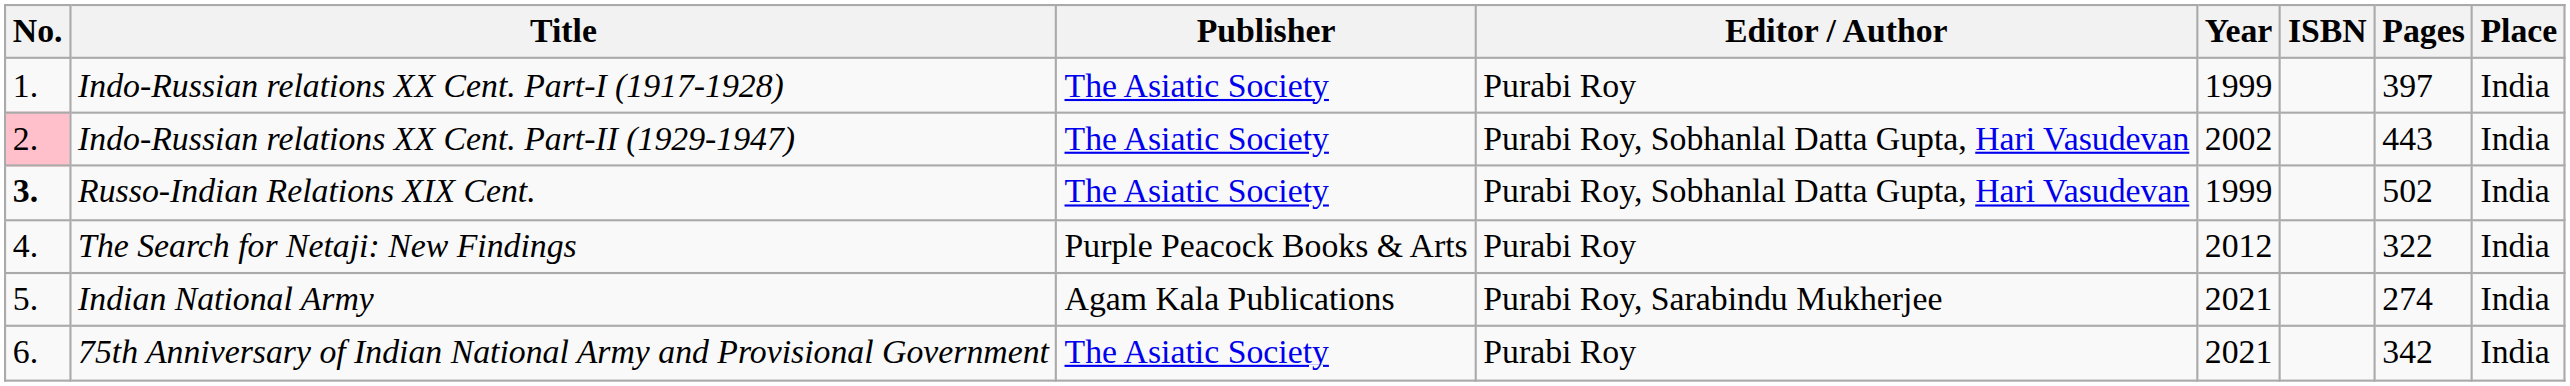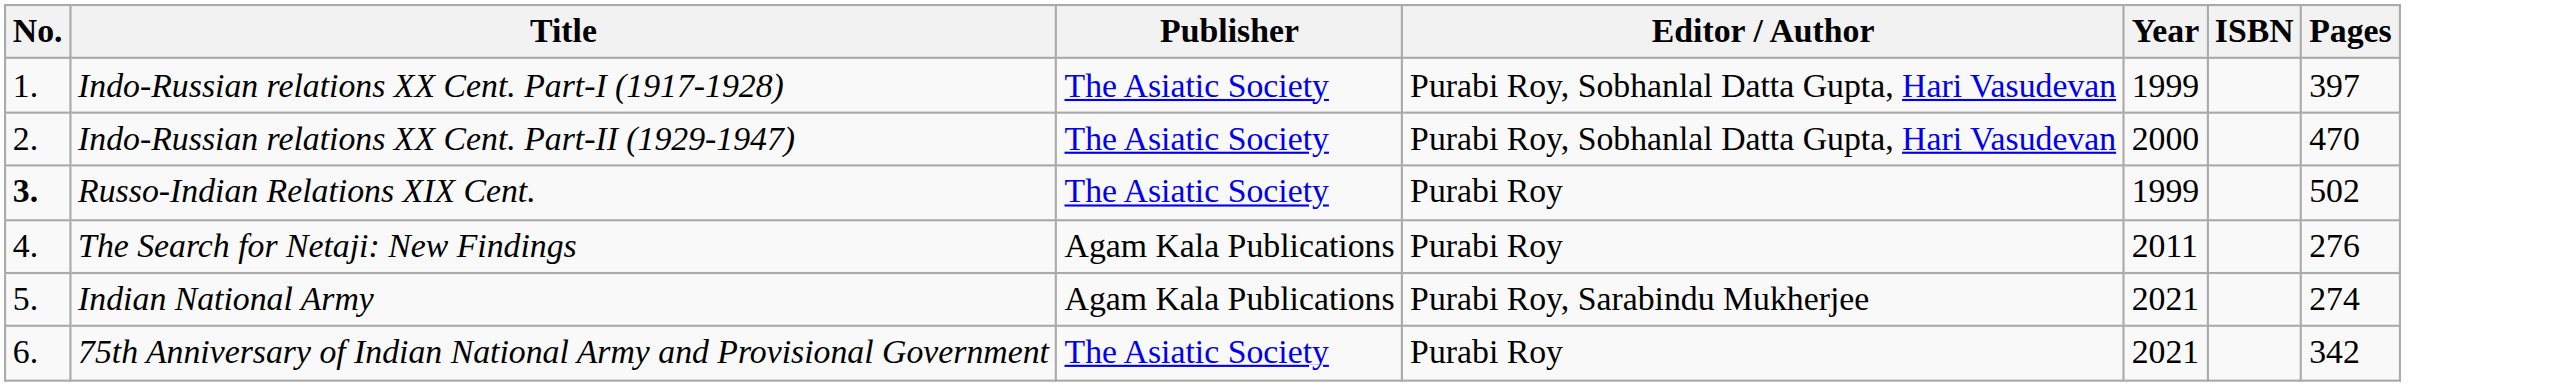- column: (2519, 31)
(1560, 84) Purabi Roy -> (1763, 84) Purabi Roy, Sobhanlal Datta Gupta, Hari Vasudevan
(25, 138) pink background -> (25, 138) no background
(2239, 138) 2002 -> (2165, 138) 2000
(2408, 138) 443 -> (2334, 138) 470
(1836, 191) Purabi Roy, Sobhanlal Datta Gupta, Hari Vasudevan -> (1487, 191) Purabi Roy
(1266, 245) Purple Peacock Books & Arts -> (1230, 245) Agam Kala Publications
(2239, 245) 2012 -> (2165, 245) 2011
(2408, 245) 322 -> (2334, 245) 276
